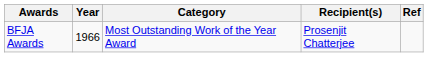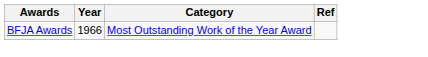- column: (351, 13)
